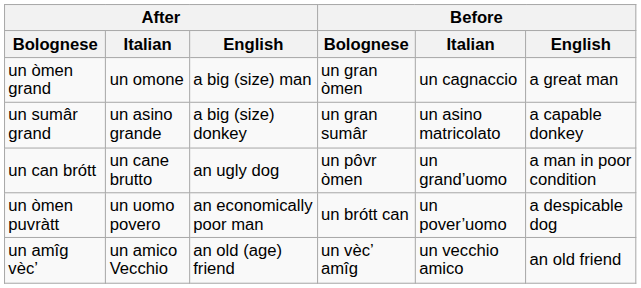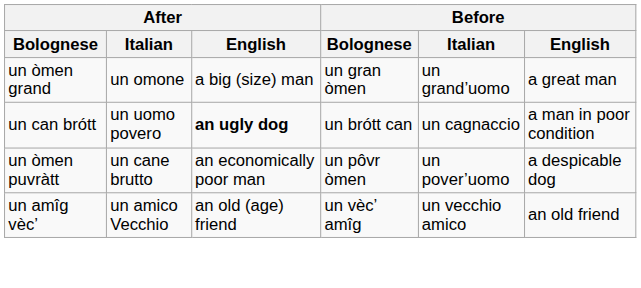(468, 79) un cagnaccio -> (466, 79) un grand’uomo
- row: (43, 124)
(139, 170) un cane brutto -> (143, 124) un uomo povero
(236, 170) normal -> (242, 124) bold
(349, 170) un pôvr òmen -> (368, 124) un brótt can
(463, 170) un grand’uomo -> (471, 124) un cagnaccio
(142, 215) un uomo povero -> (140, 170) un cane brutto
(365, 215) un brótt can -> (352, 170) un pôvr òmen
